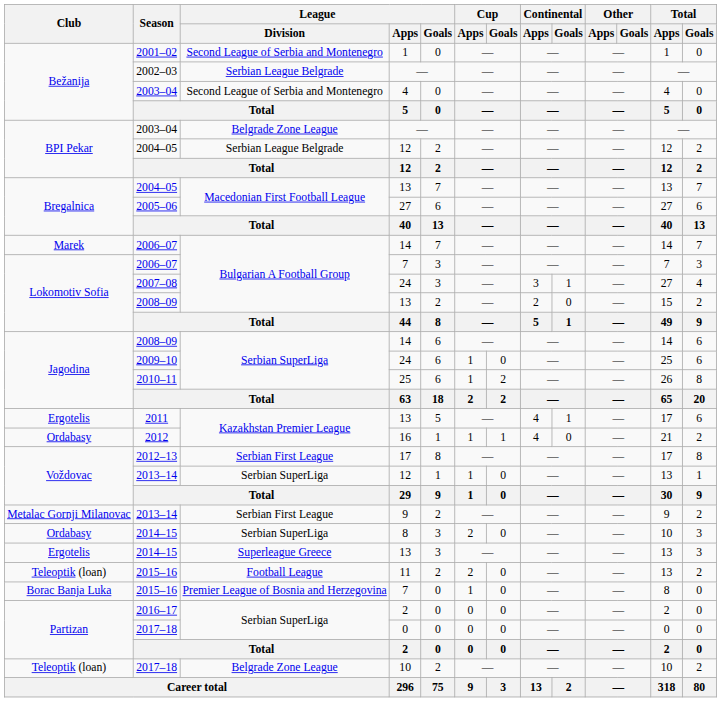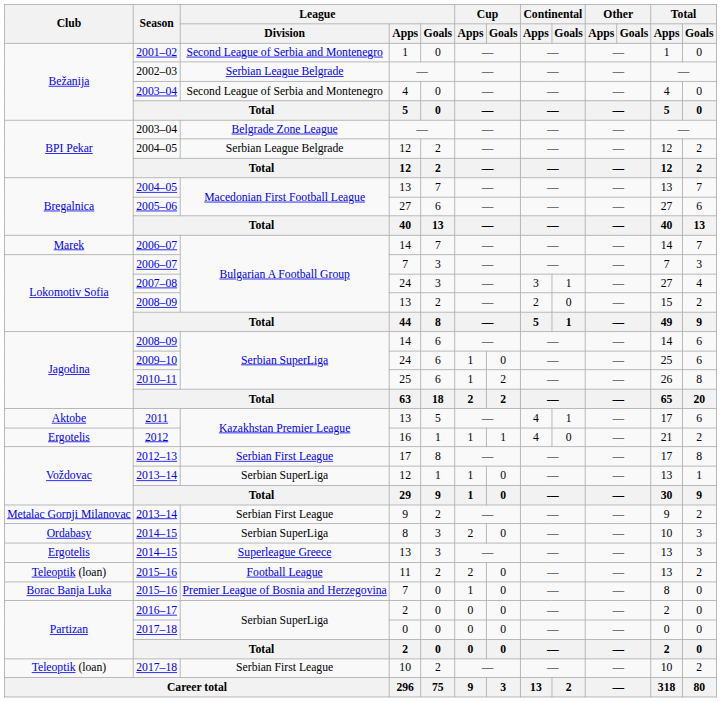(69, 418) Ergotelis -> (69, 418) Aktobe
(69, 437) Ordabasy -> (69, 437) Ergotelis
(285, 668) Belgrade Zone League -> (285, 668) Serbian First League
